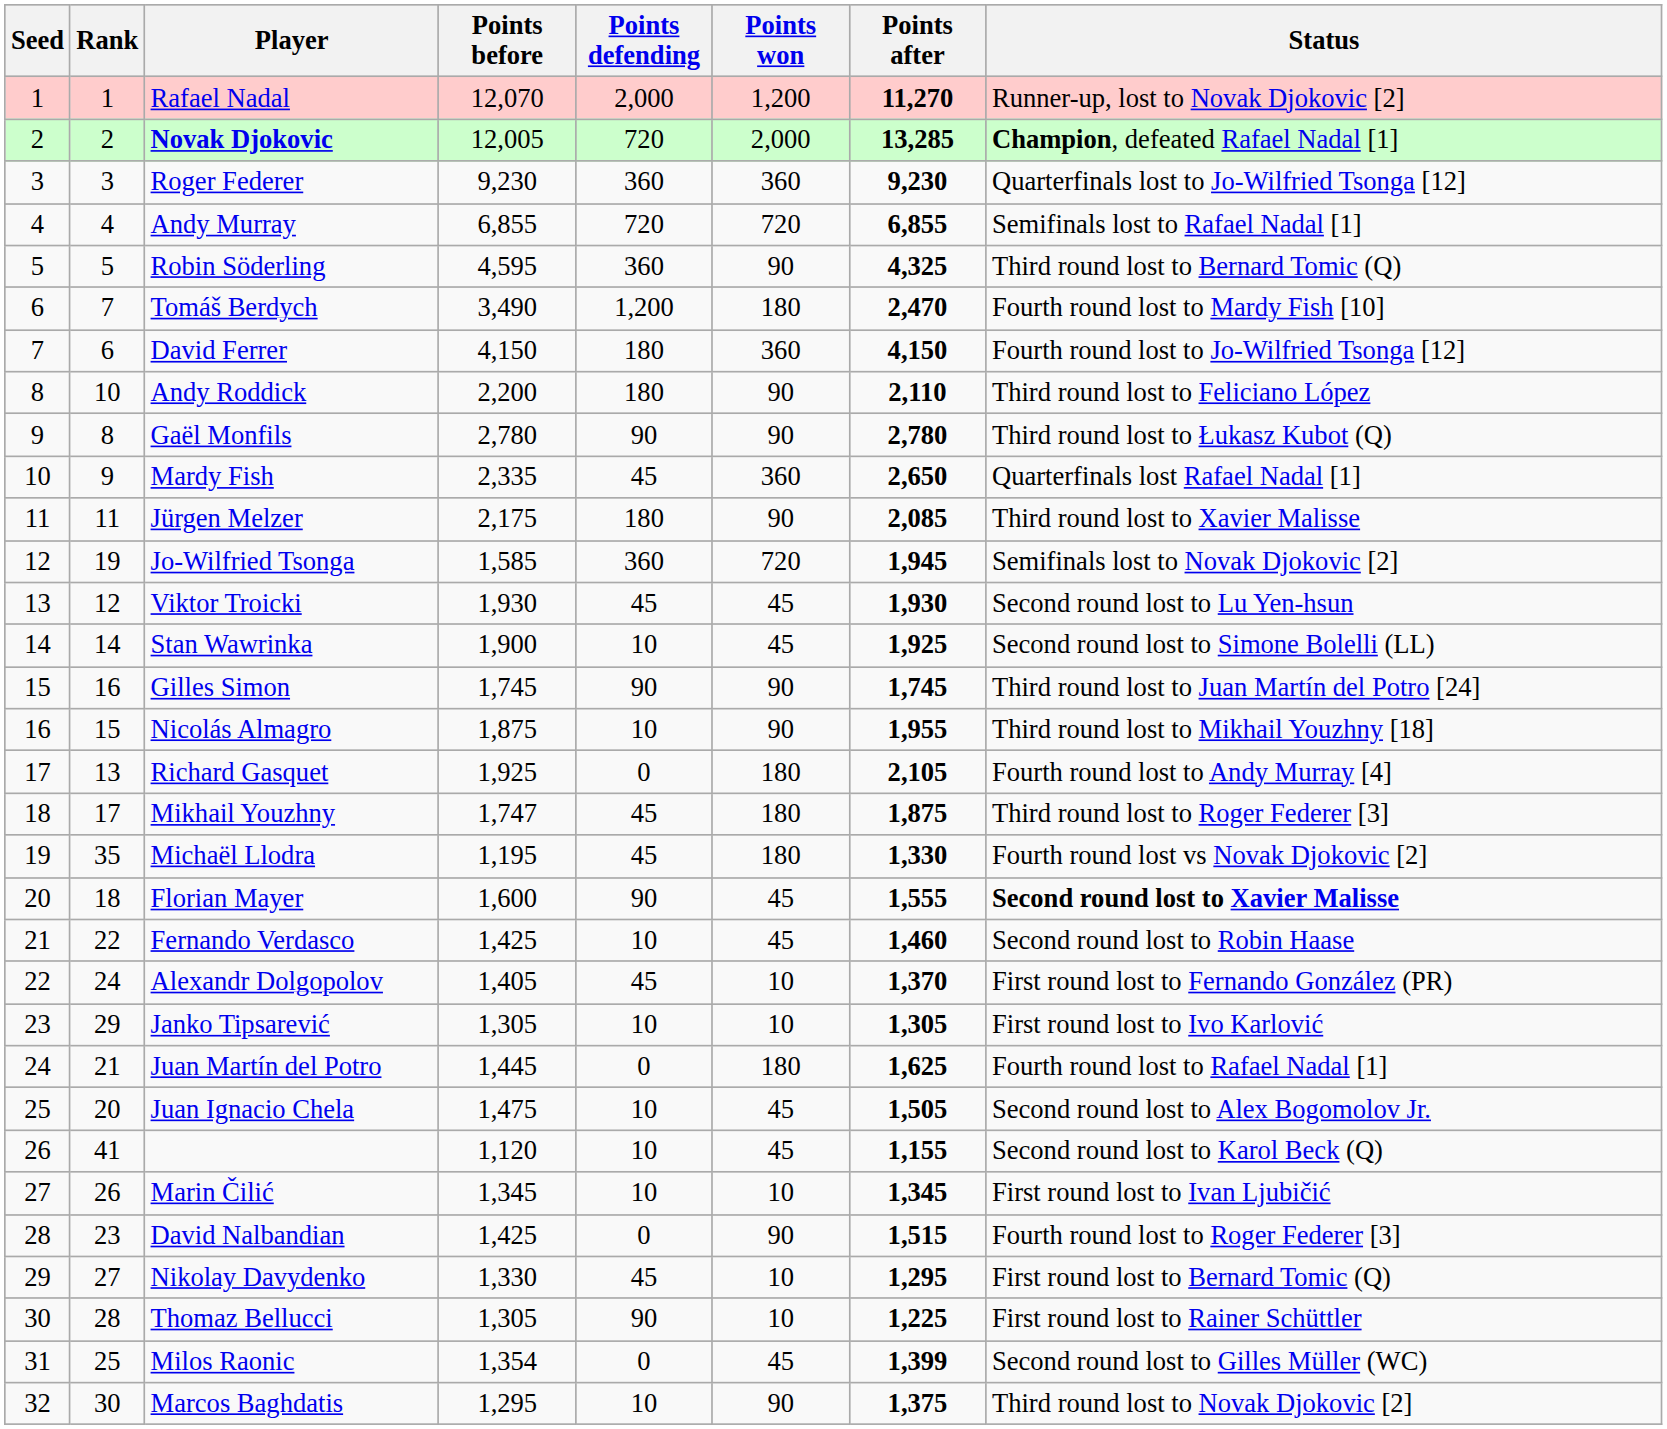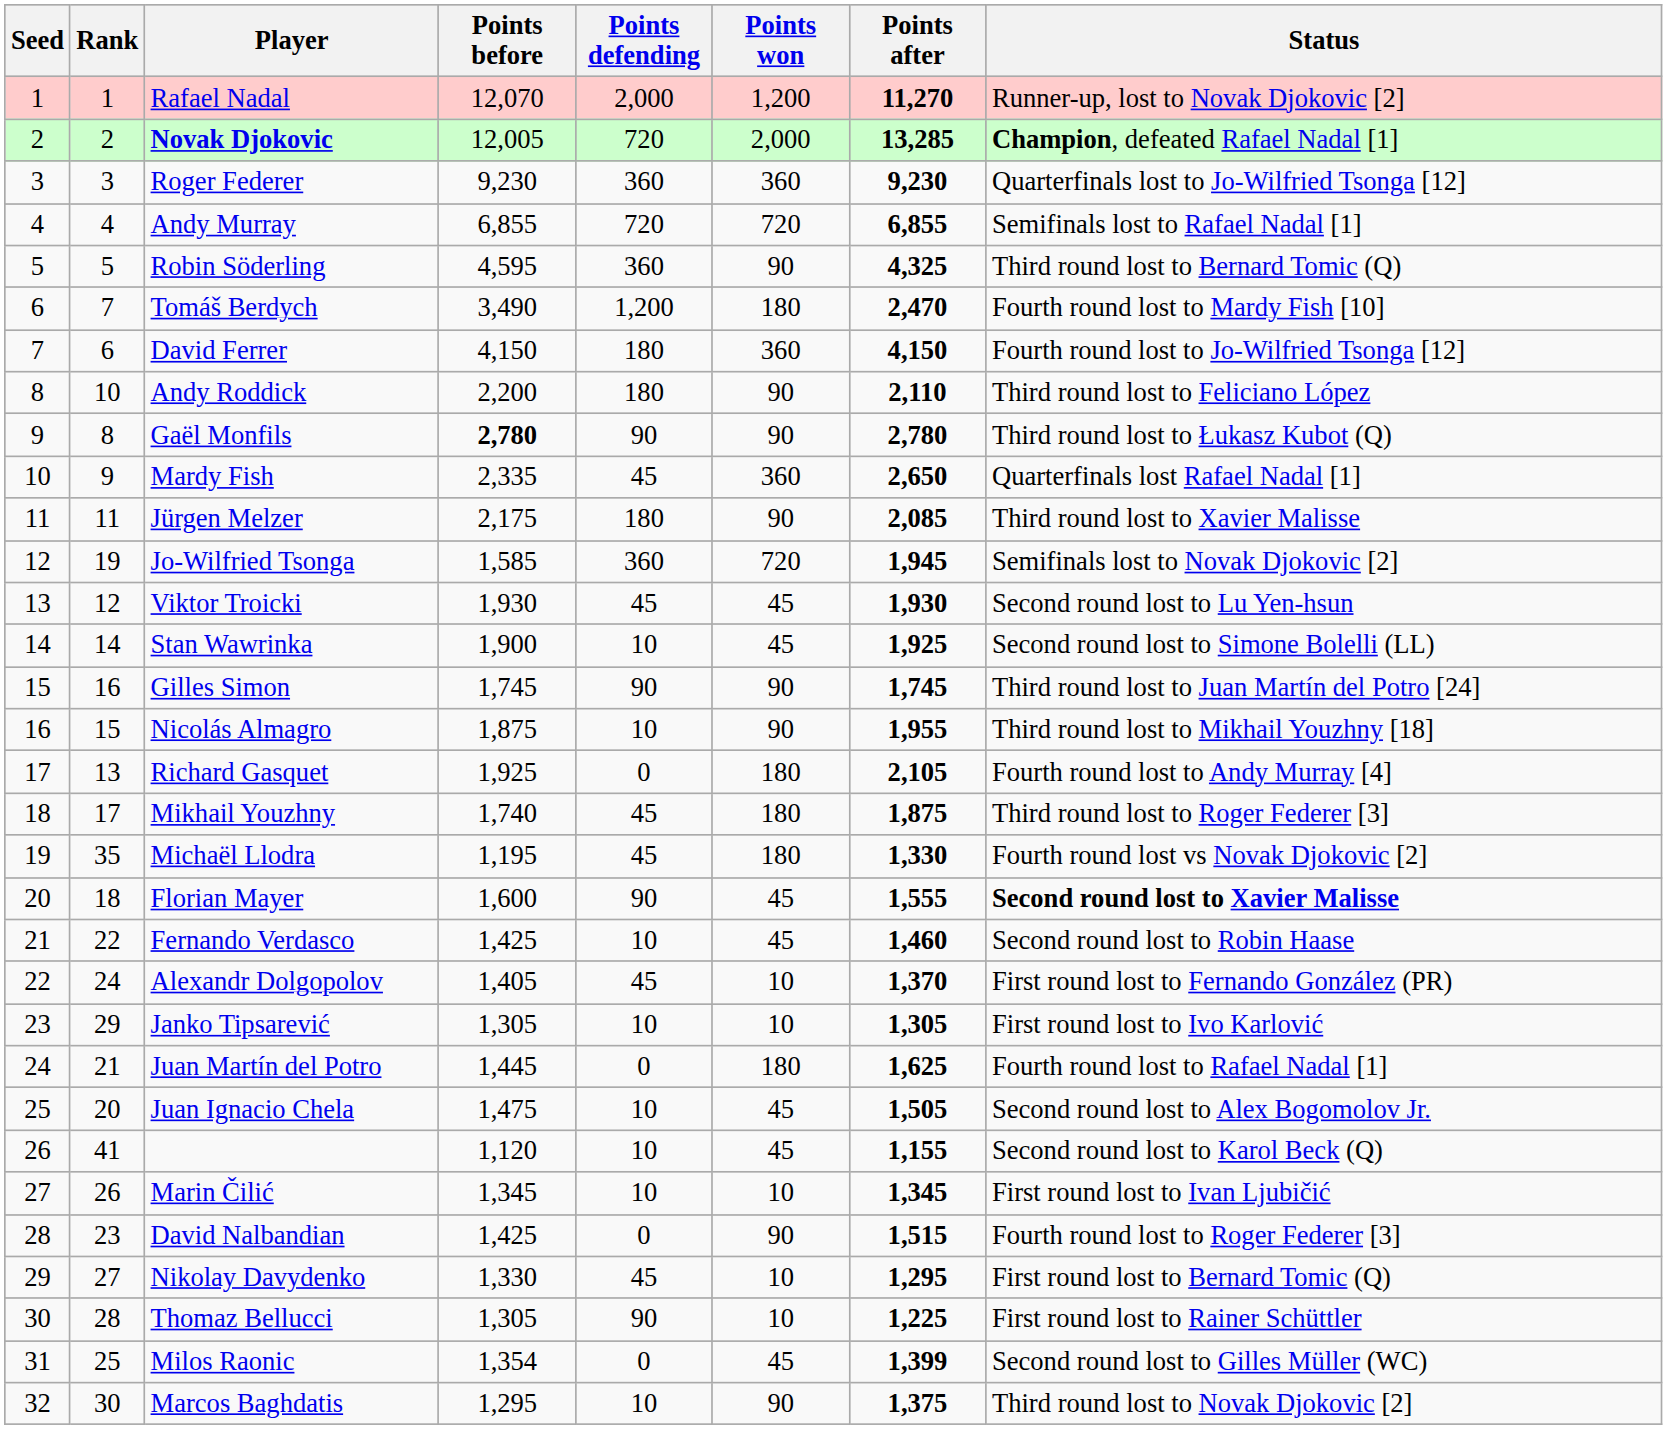(507, 434) normal -> (507, 434) bold
(507, 813) 1,747 -> (507, 813) 1,740
